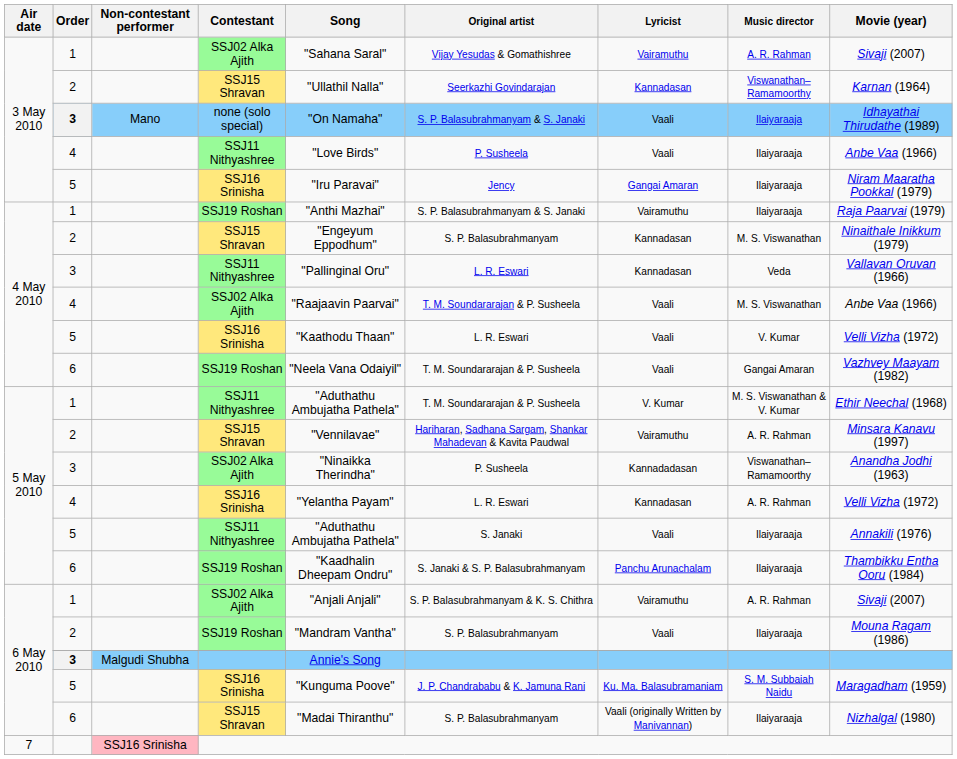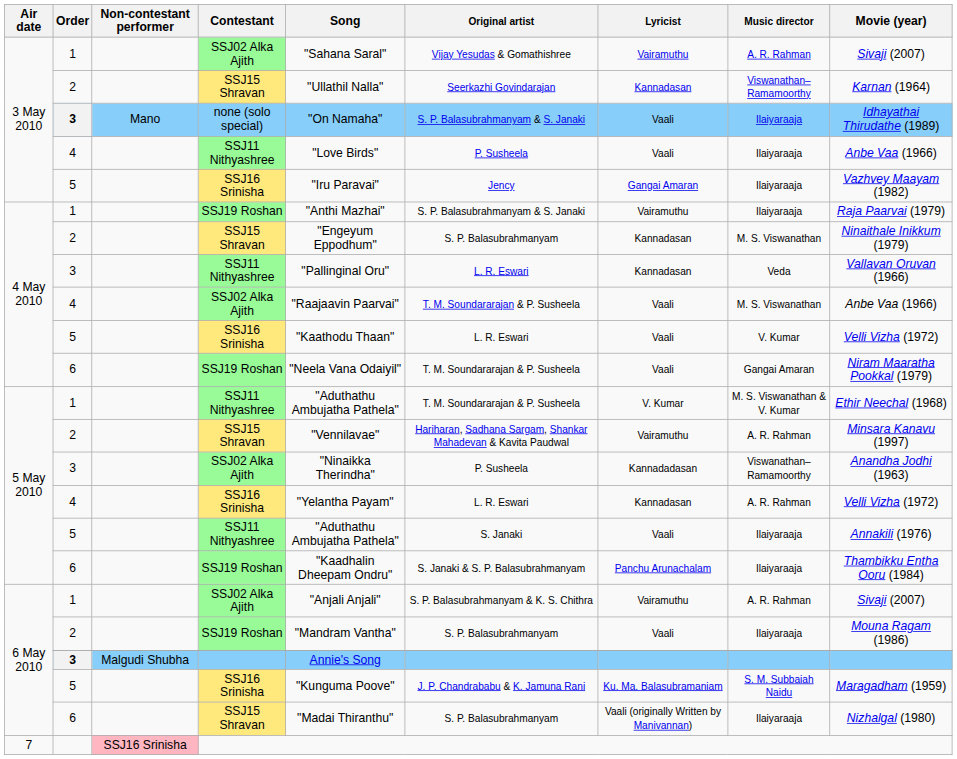(891, 185) Niram Maaratha Pookkal (1979) -> (891, 185) Vazhvey Maayam (1982)
(891, 369) Vazhvey Maayam (1982) -> (891, 369) Niram Maaratha Pookkal (1979)
